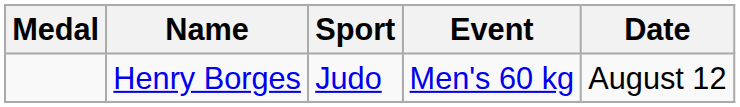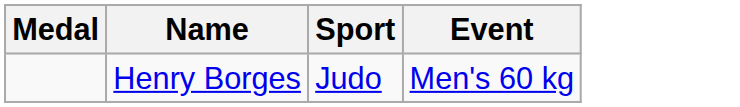- column: (657, 30)
